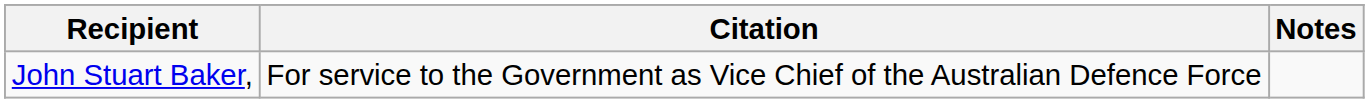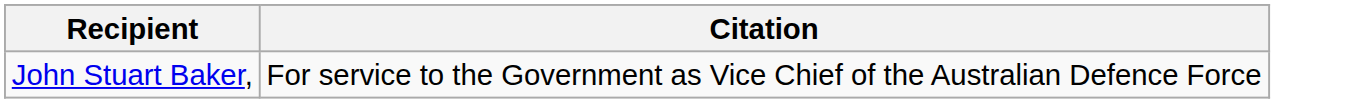- column: (1316, 28)
